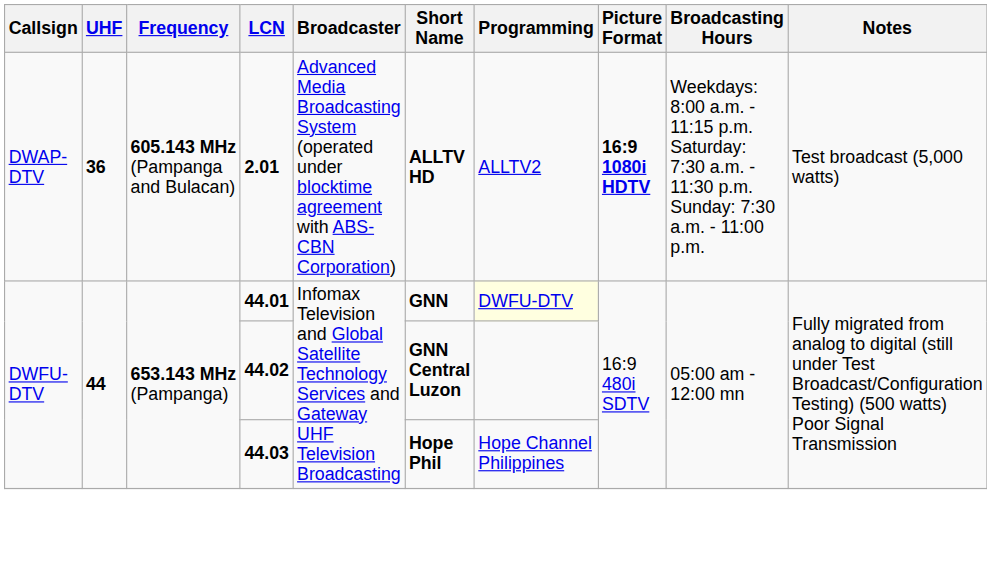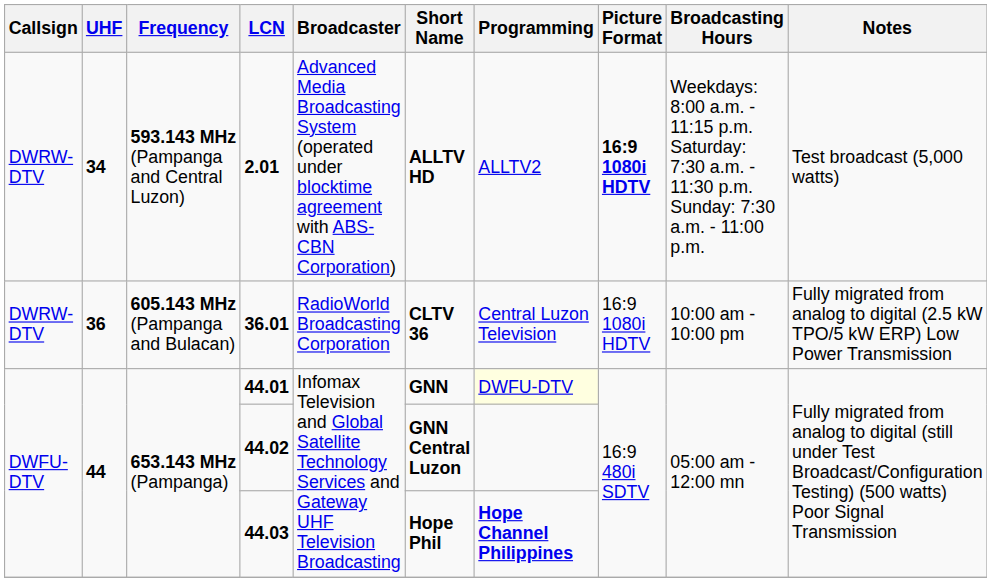(38, 166) DWAP-DTV -> (41, 166) DWRW-DTV
(96, 166) 36 -> (96, 166) 34
(183, 166) 605.143 MHz (Pampanga and Bulacan) -> (183, 166) 593.143 MHz (Pampanga and Central Luzon)
+ row: (267, 324)
(535, 453) normal -> (526, 533) bold
